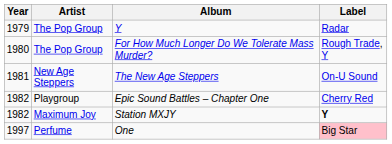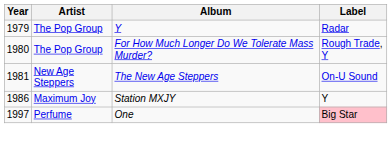- row: (192, 99)
(18, 115) 1982 -> (18, 99) 1986
(325, 115) bold -> (325, 99) normal
